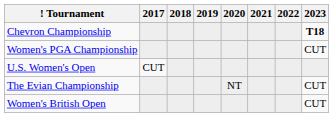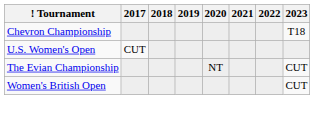(315, 31) bold -> (296, 31) normal
- row: (72, 49)
